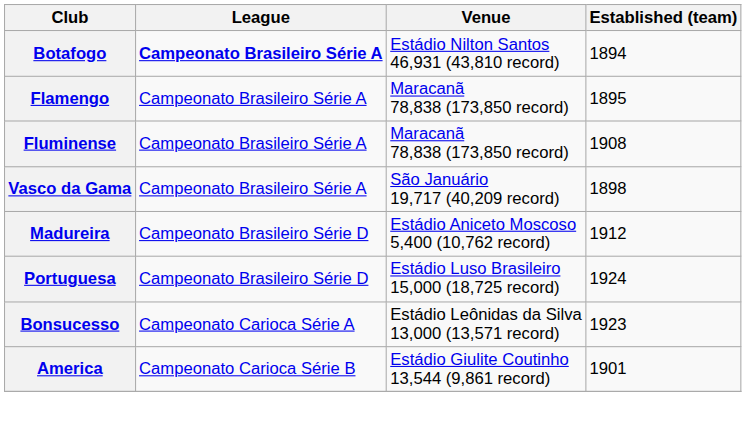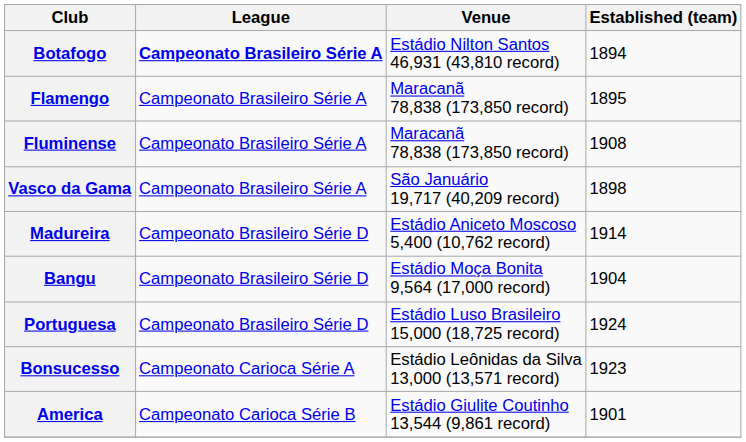(608, 233) 1912 -> (608, 233) 1914
+ row: (70, 278)
